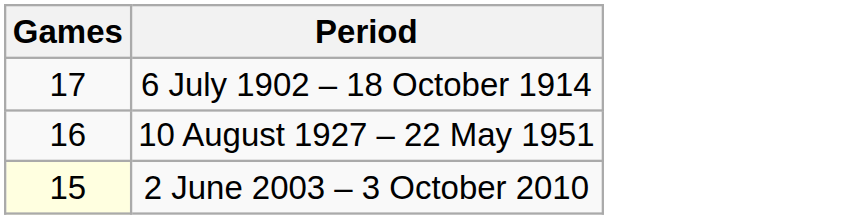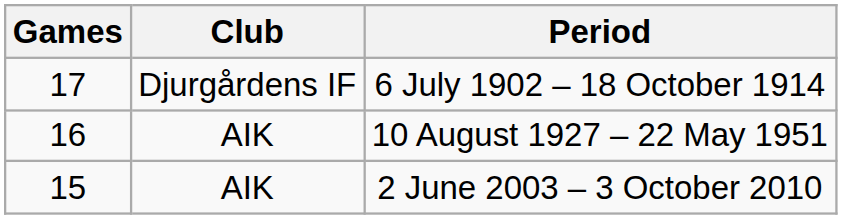+ column: (247, 32)
(68, 188) lightyellow background -> (68, 188) no background
